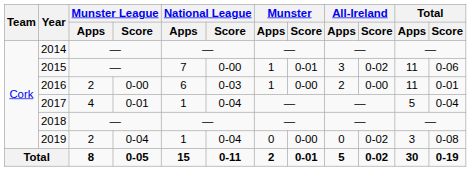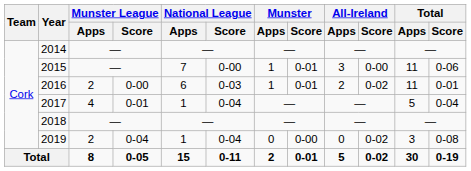(377, 67) 0-02 -> (377, 67) 0-00
(306, 85) 0-00 -> (306, 85) 0-01
(377, 85) 0-00 -> (377, 85) 0-02
